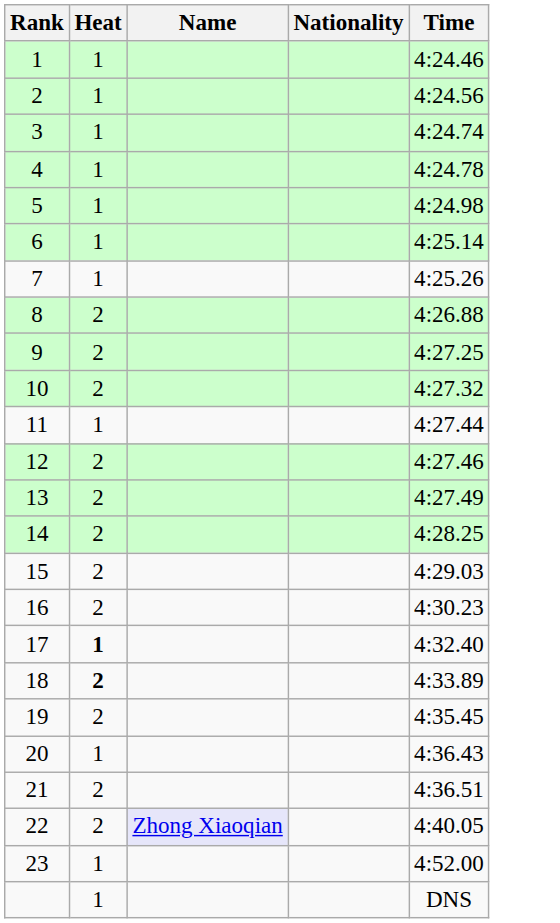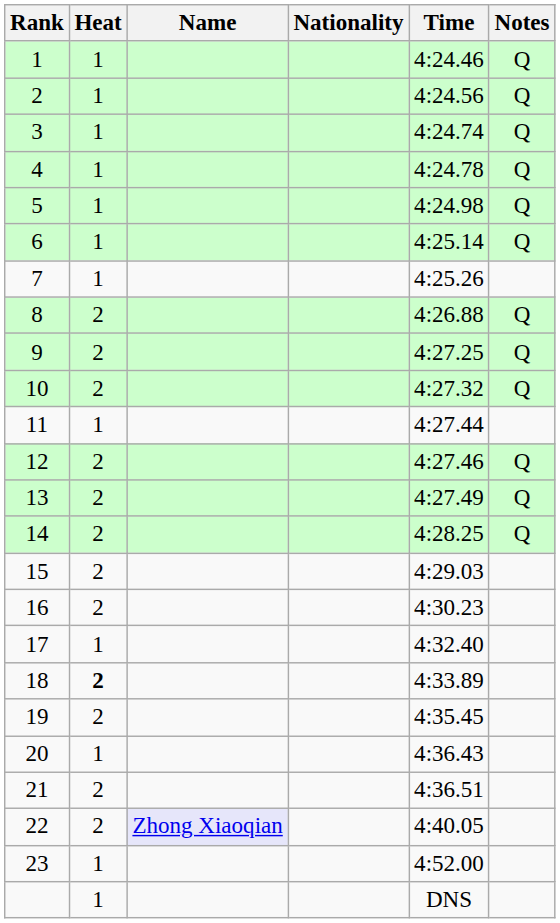+ column: (522, 22)
(98, 643) bold -> (98, 643) normal
